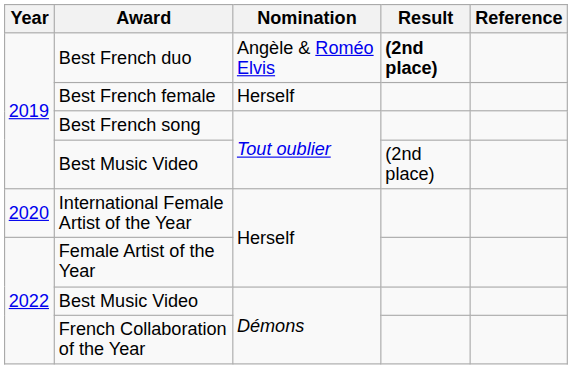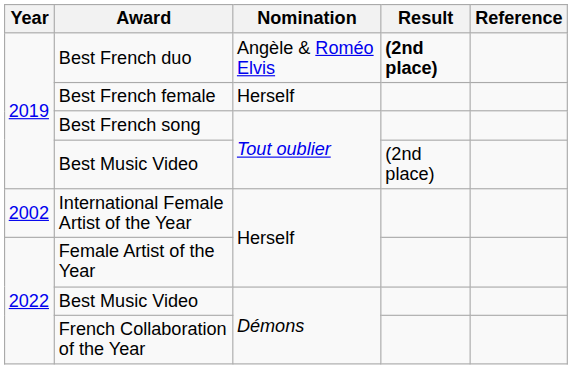(29, 213) 2020 -> (29, 213) 2002
